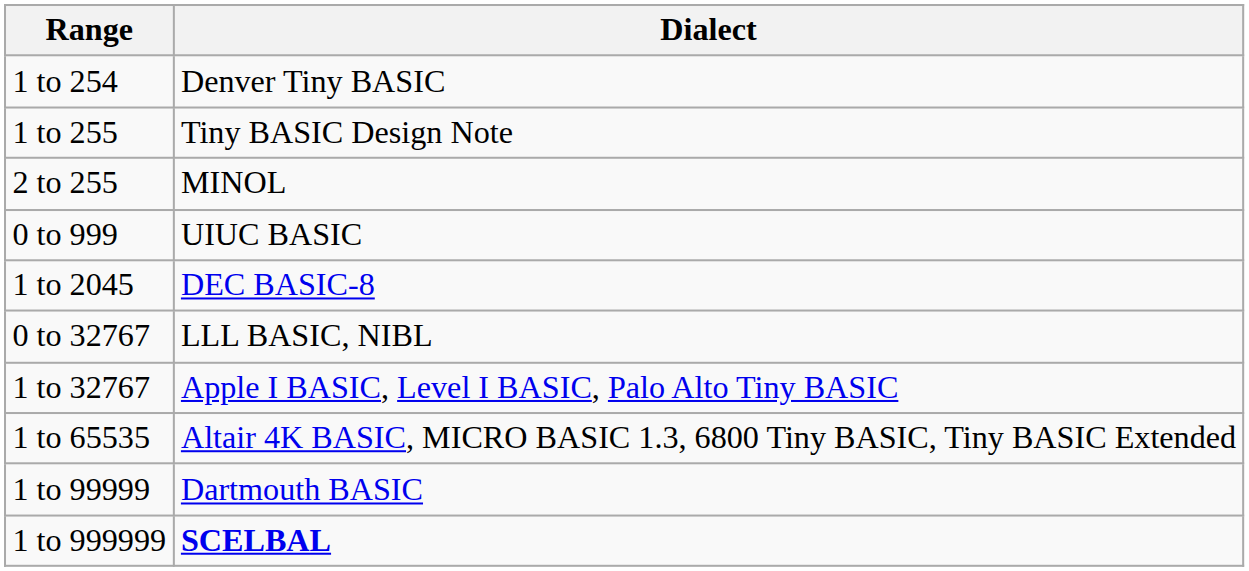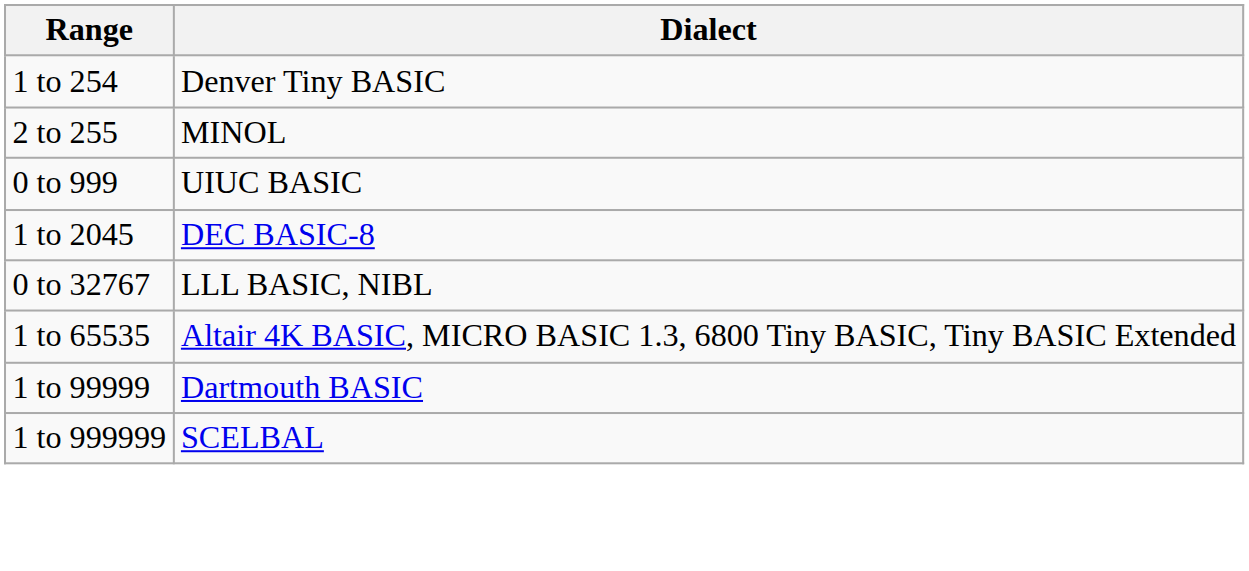- row: (65, 132)
- row: (81, 387)
(256, 540) bold -> (252, 438) normal
